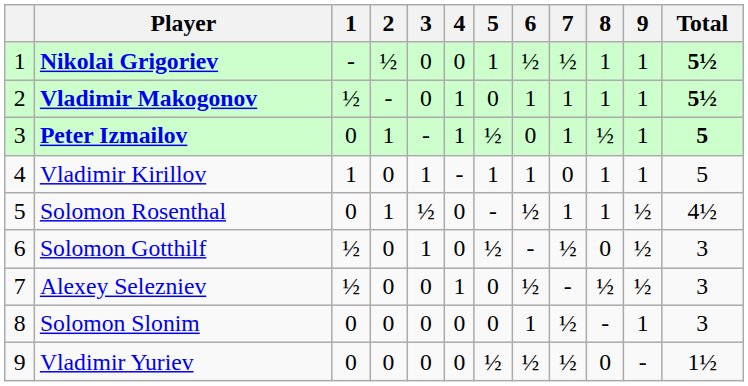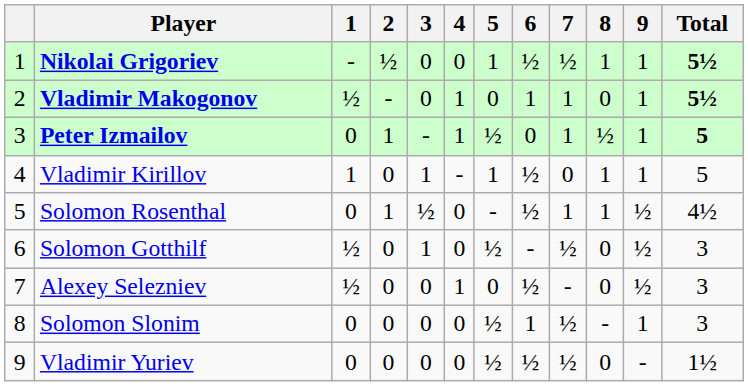(605, 98) 1 -> (605, 98) 0
(530, 173) 1 -> (530, 173) ½
(605, 286) ½ -> (605, 286) 0
(493, 323) 0 -> (493, 323) ½
